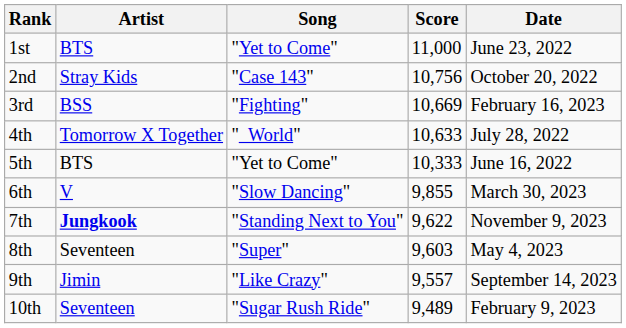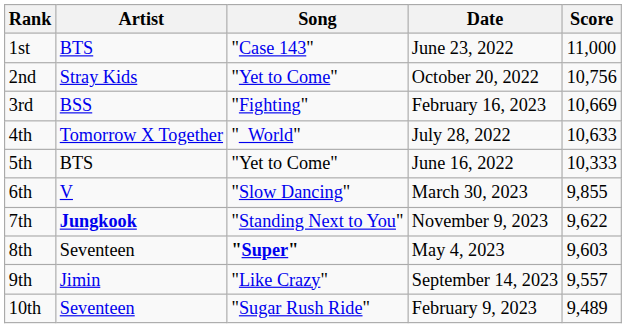columns swapped: (437, 18) <-> (544, 18)
(285, 47) "Yet to Come" -> (273, 47) "Case 143"
(273, 76) "Case 143" -> (285, 76) "Yet to Come"
(260, 250) normal -> (265, 250) bold
